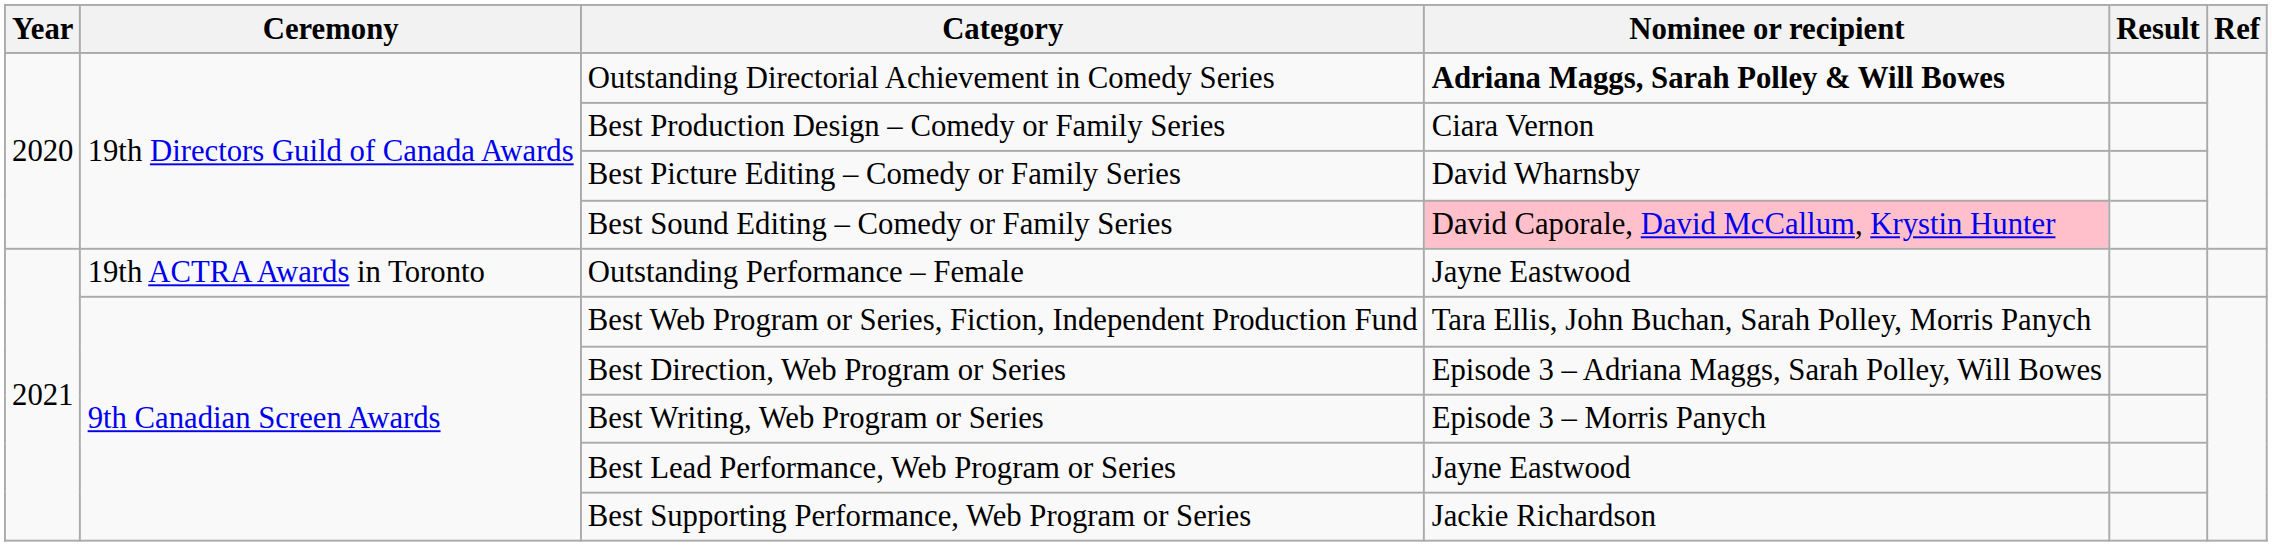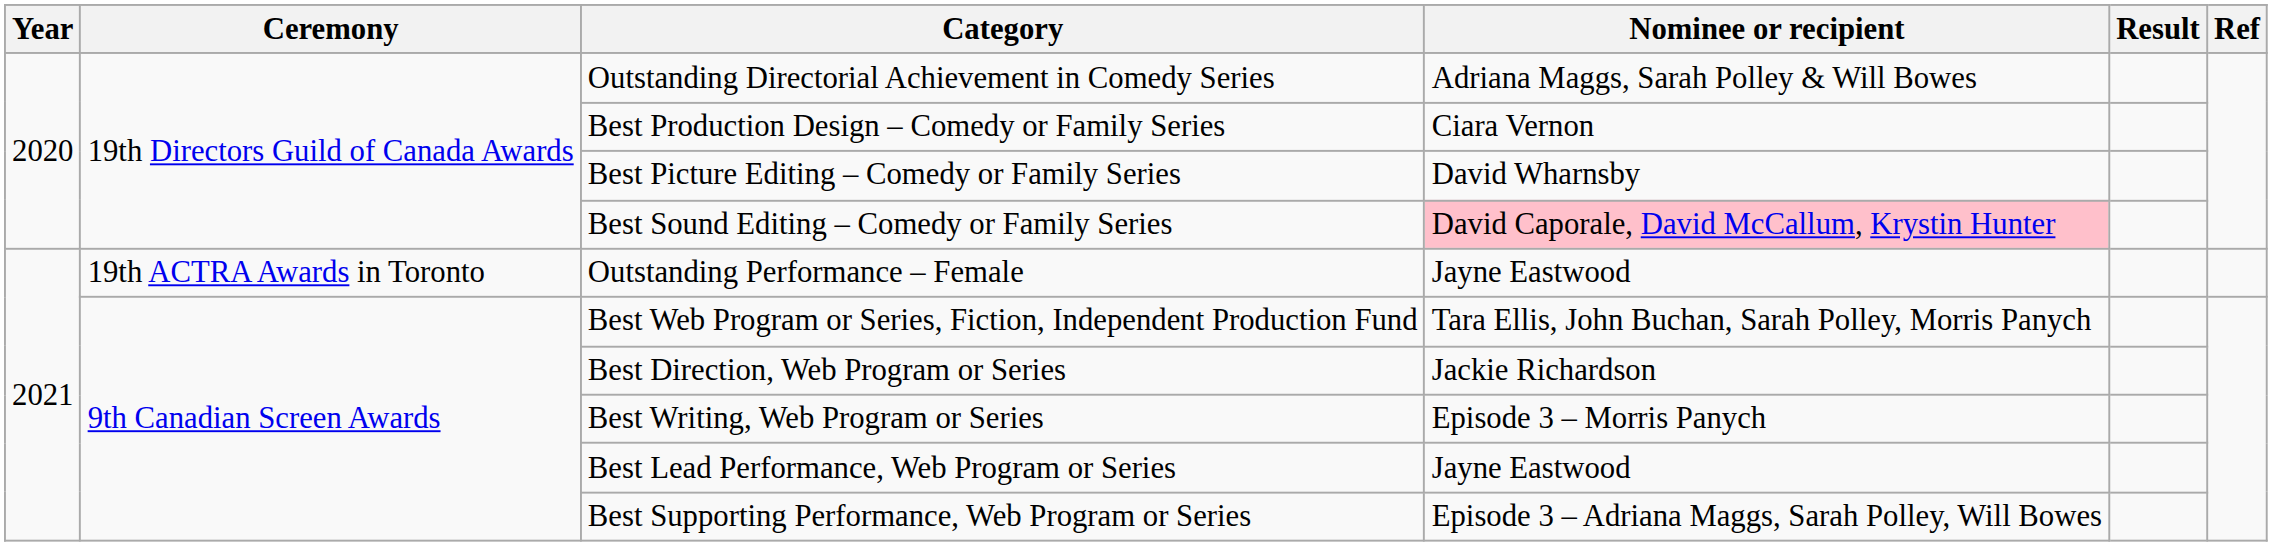(1718, 77) bold -> (1704, 77) normal
(1767, 369) Episode 3 – Adriana Maggs, Sarah Polley, Will Bowes -> (1544, 369) Jackie Richardson
(1544, 516) Jackie Richardson -> (1767, 516) Episode 3 – Adriana Maggs, Sarah Polley, Will Bowes
